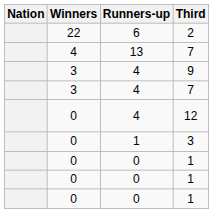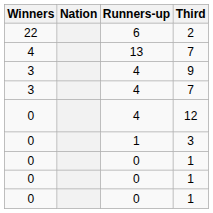columns swapped: (26, 14) <-> (74, 14)
